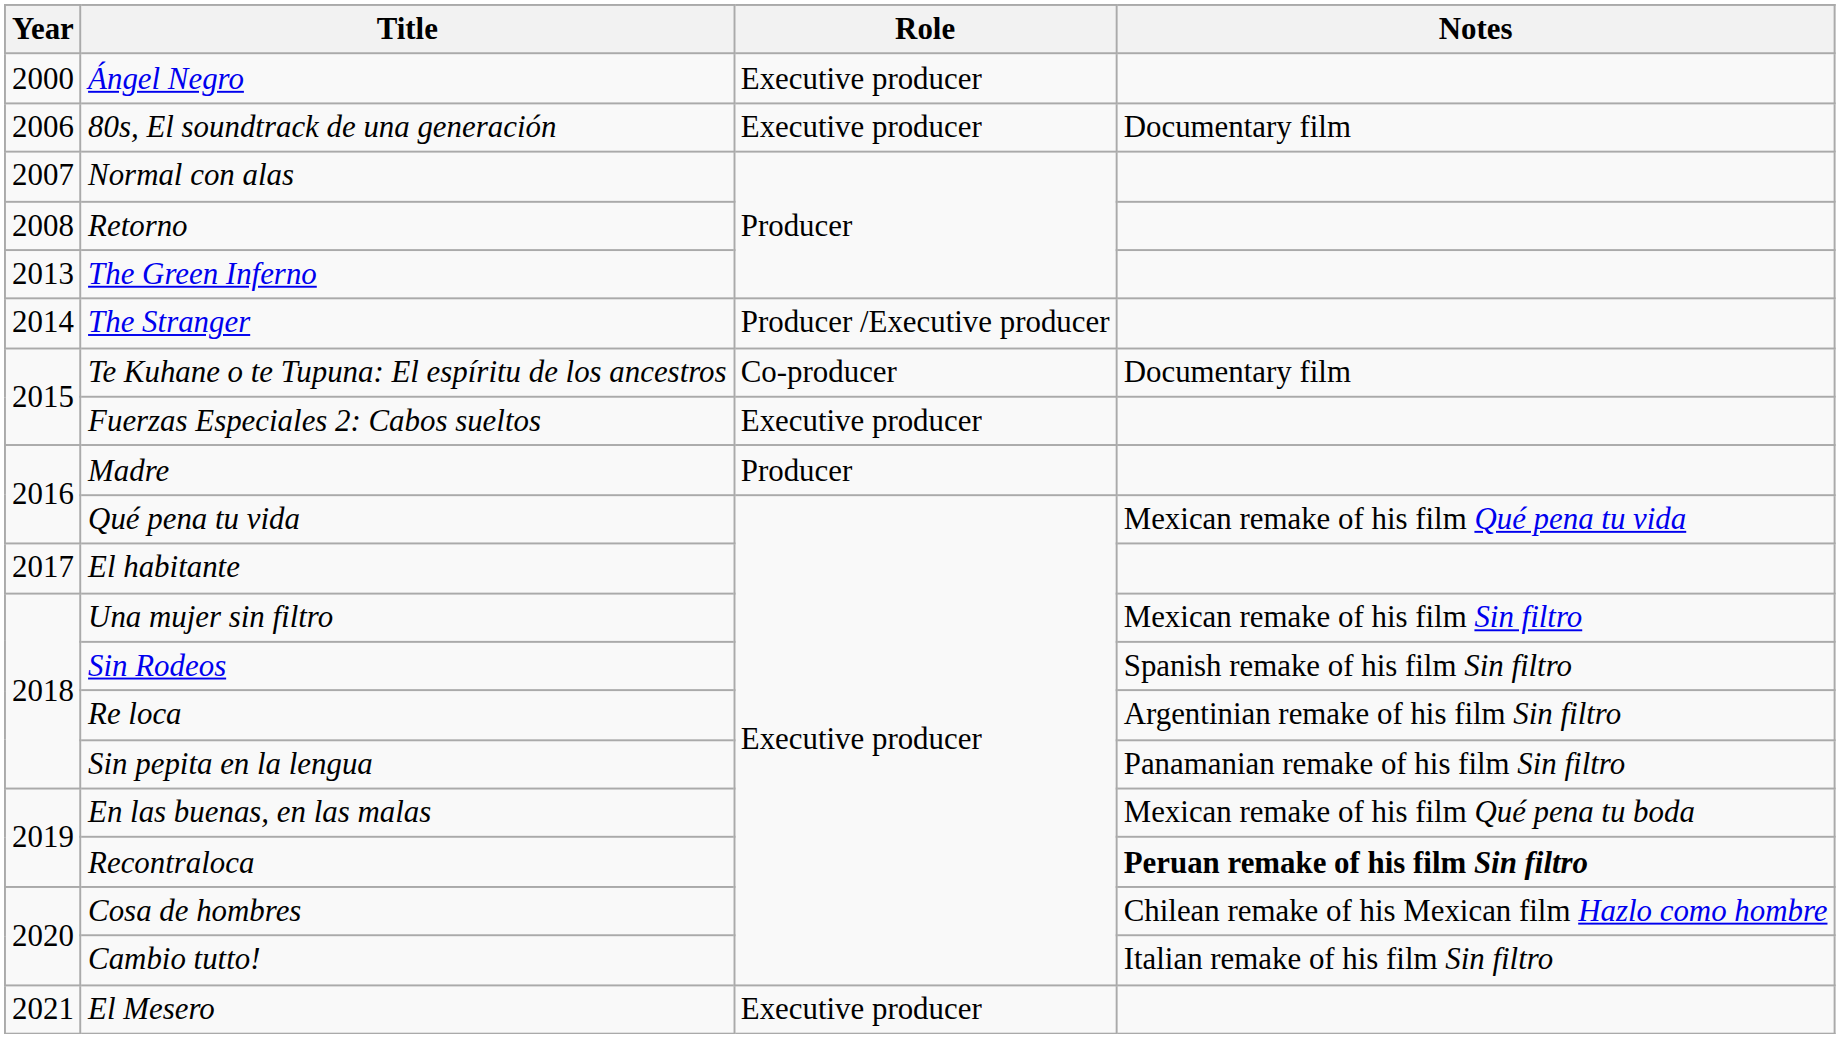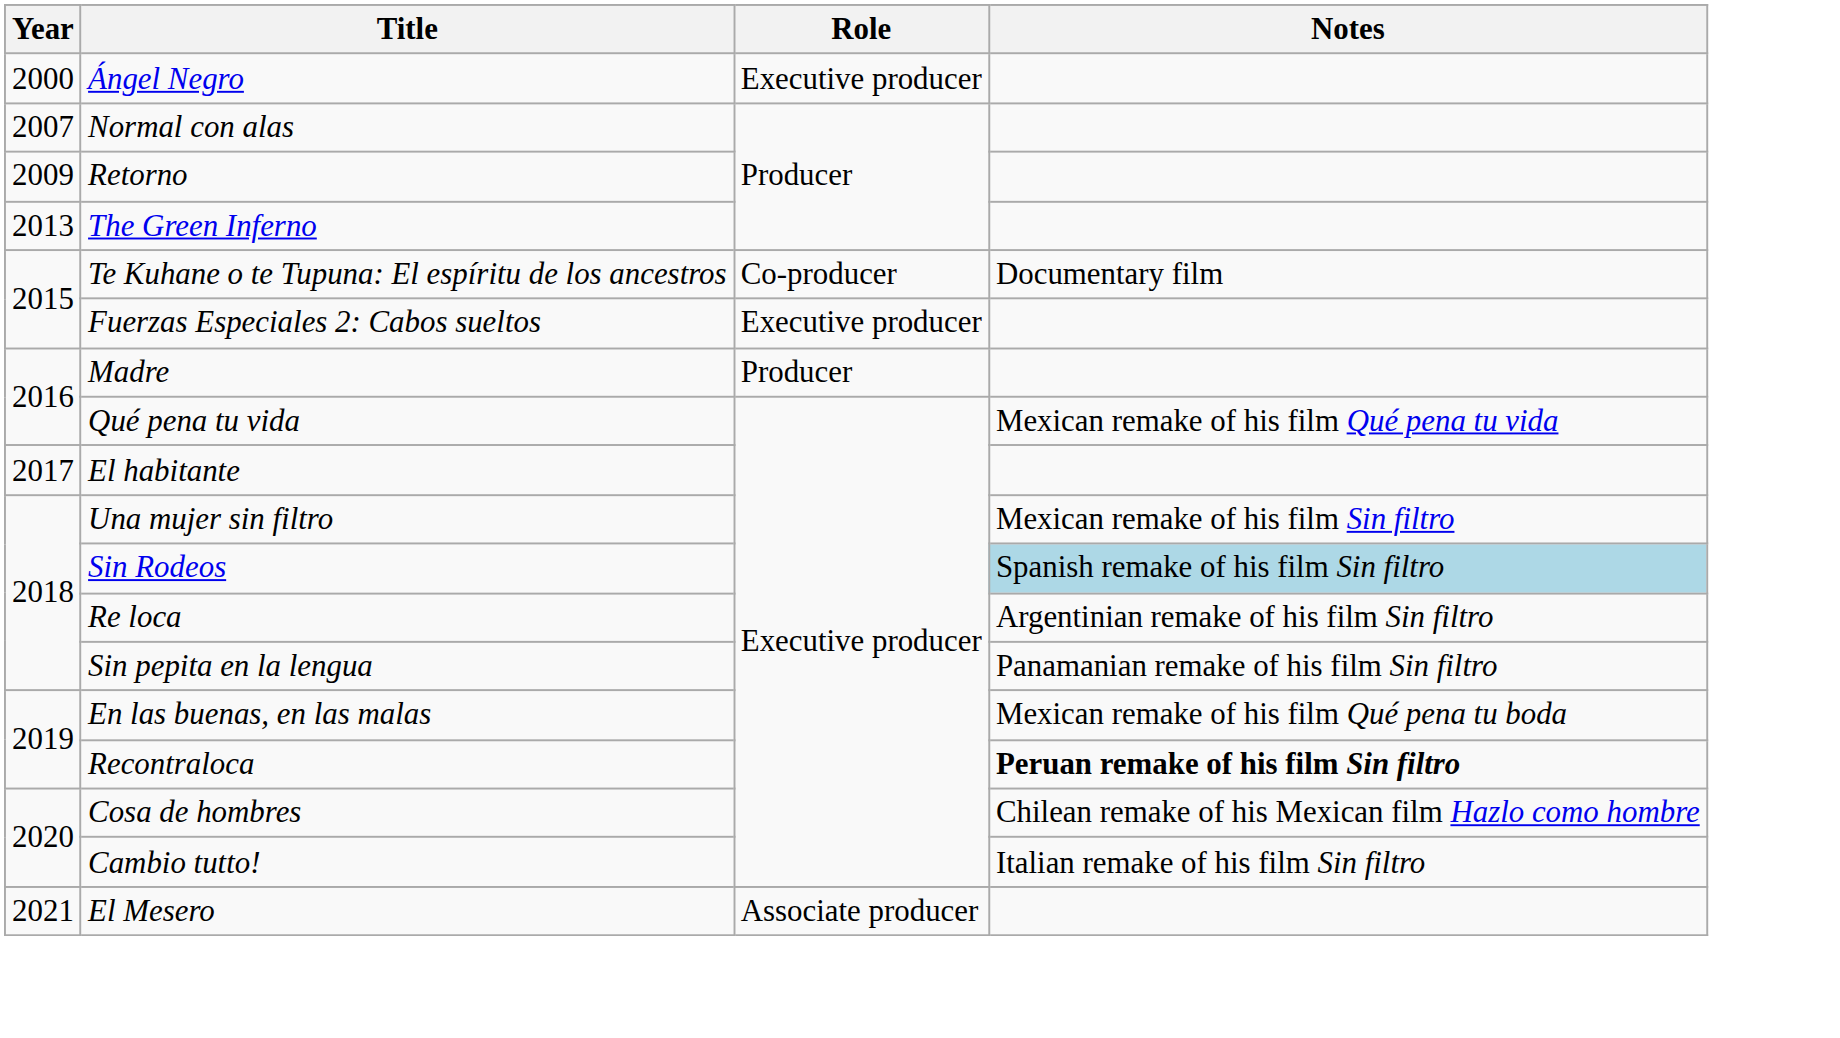- row: (322, 126)
(43, 224) 2008 -> (43, 175) 2009
- row: (169, 322)
(1348, 665) no background -> (1220, 567) lightblue background
(861, 1008) Executive producer -> (860, 910) Associate producer
